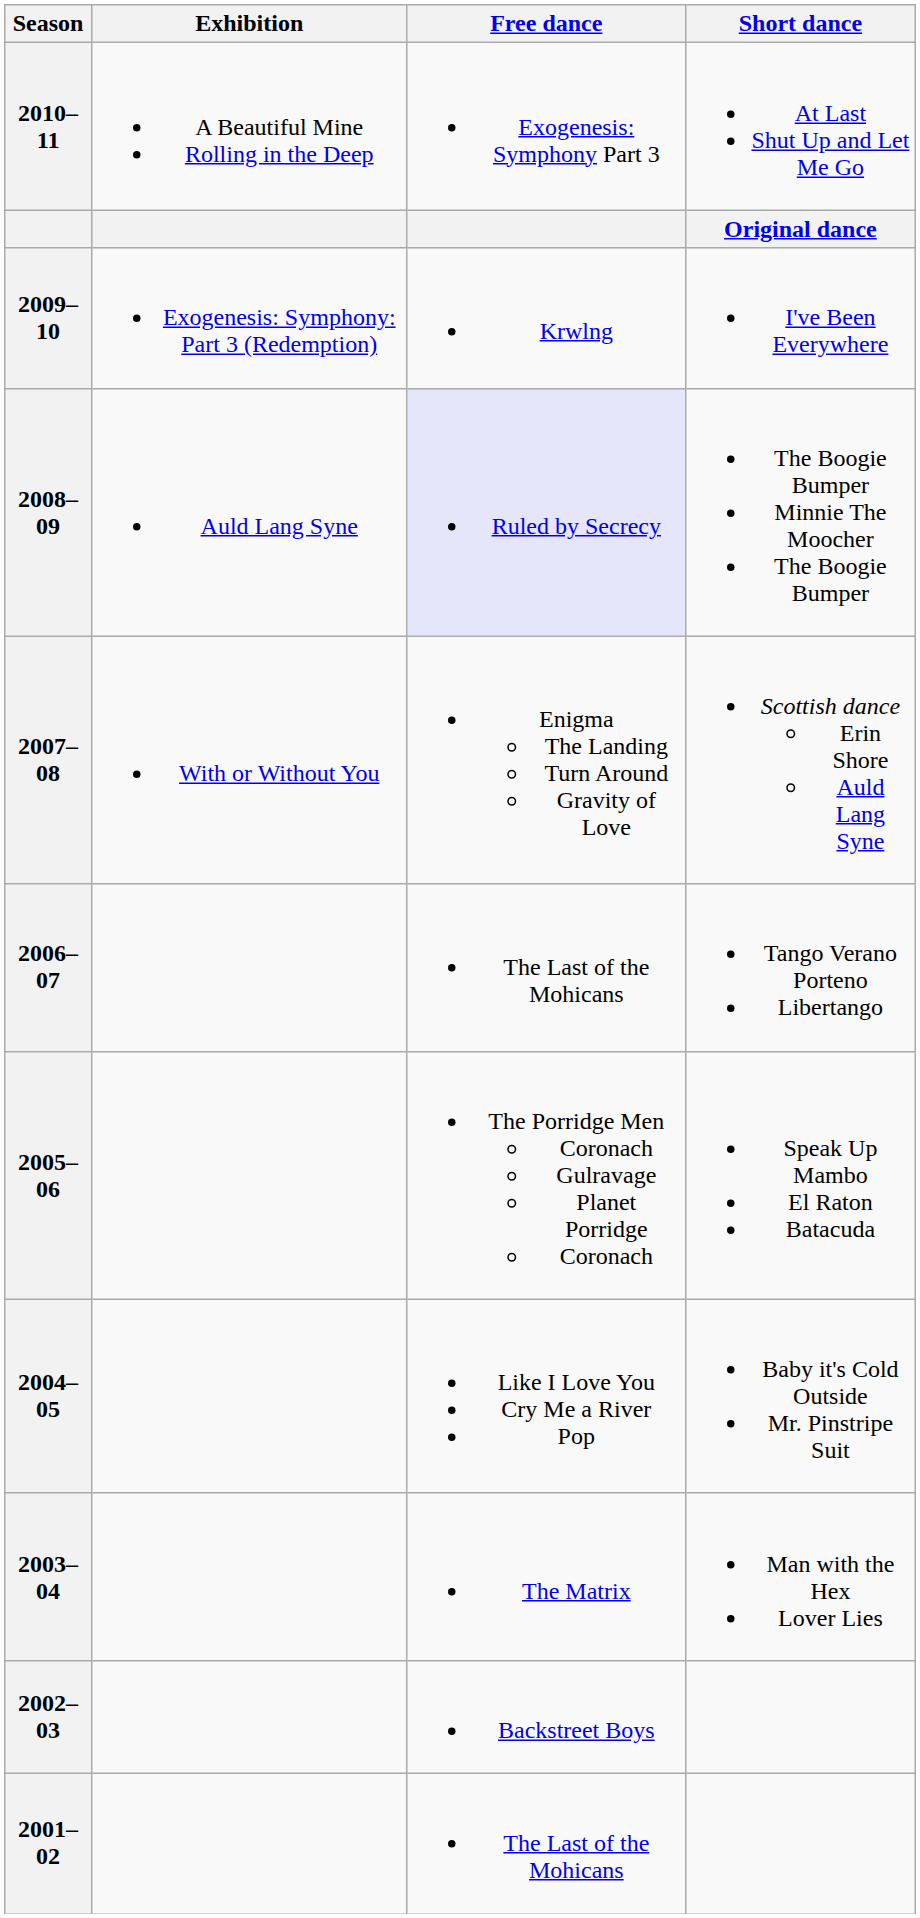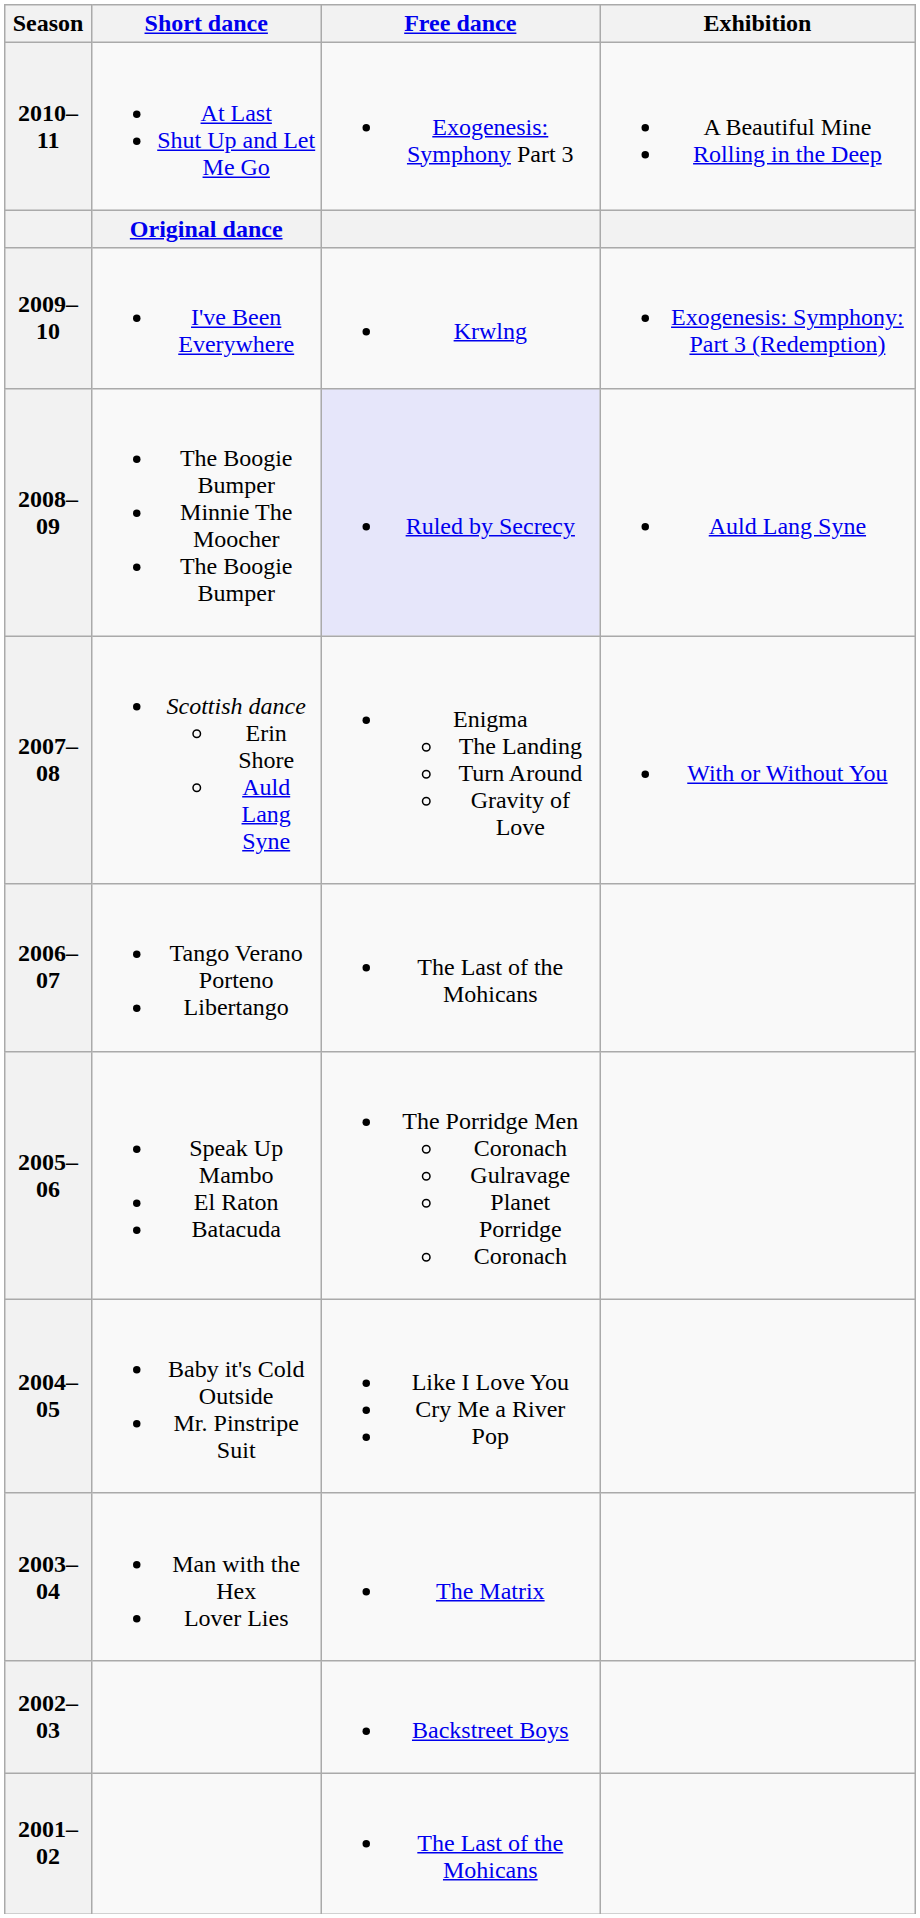columns swapped: (800, 23) <-> (249, 23)
